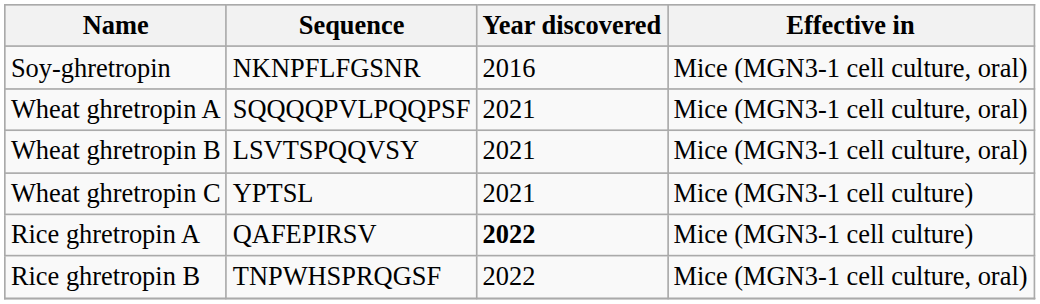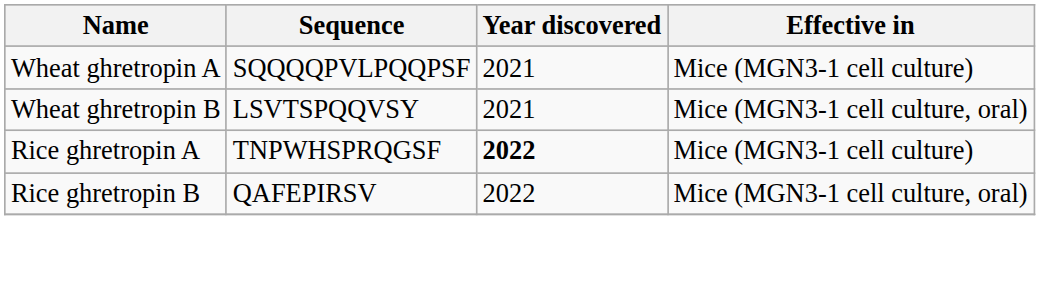- row: (91, 67)
(850, 109) Mice (MGN3-1 cell culture, oral) -> (823, 67) Mice (MGN3-1 cell culture)
- row: (116, 192)
(305, 234) QAFEPIRSV -> (337, 151) TNPWHSPRQGSF
(337, 276) TNPWHSPRQGSF -> (305, 192) QAFEPIRSV
